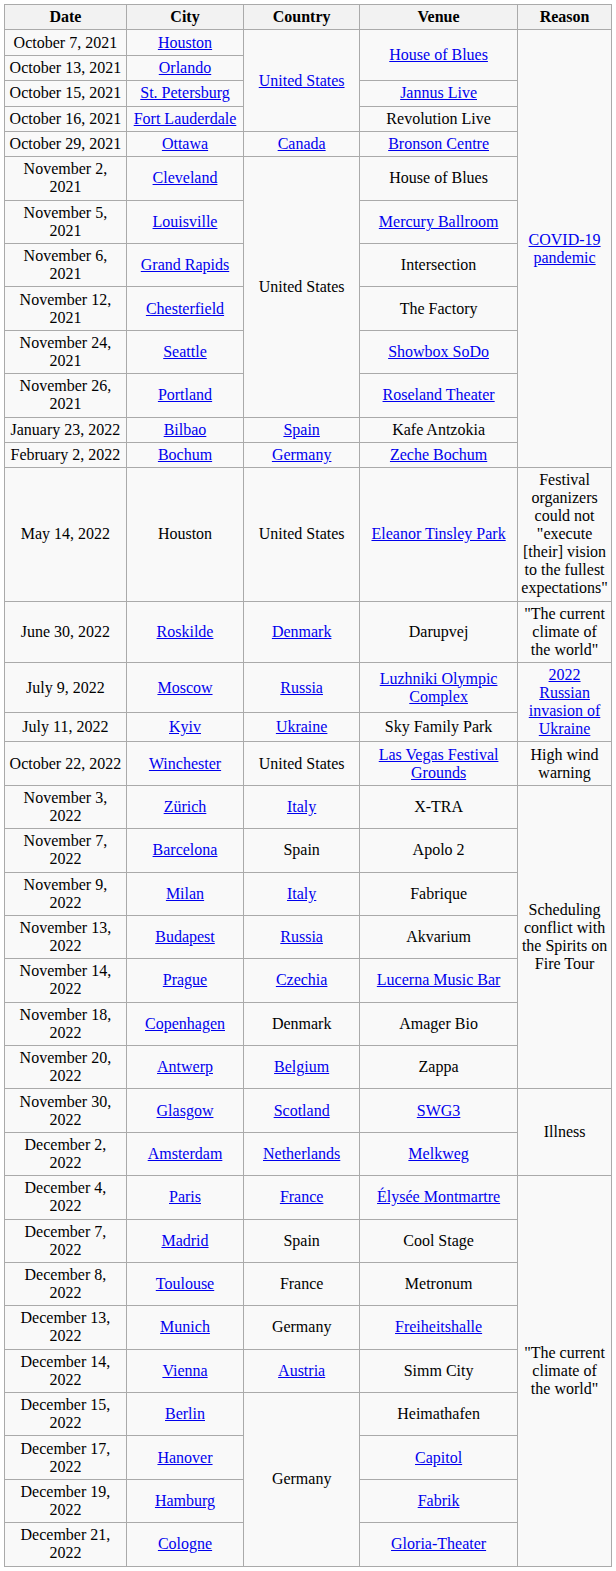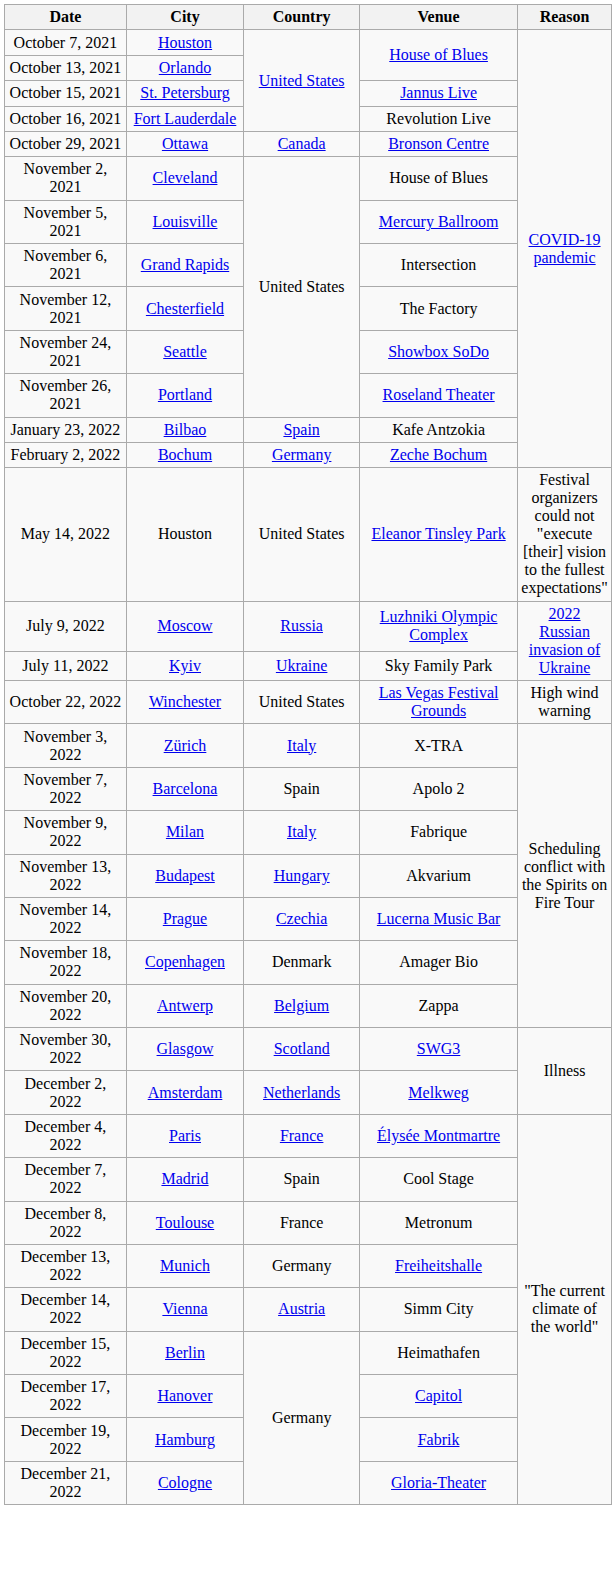- row: (65, 631)
(302, 937) Russia -> (302, 875) Hungary
